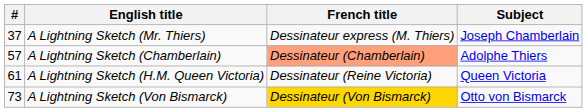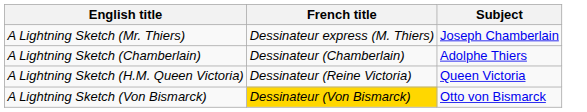- column: (15, 14)
(347, 55) lightsalmon background -> (327, 55) no background
